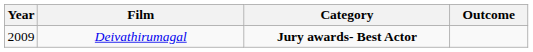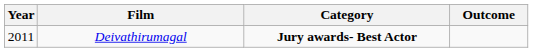(21, 36) 2009 -> (21, 36) 2011
